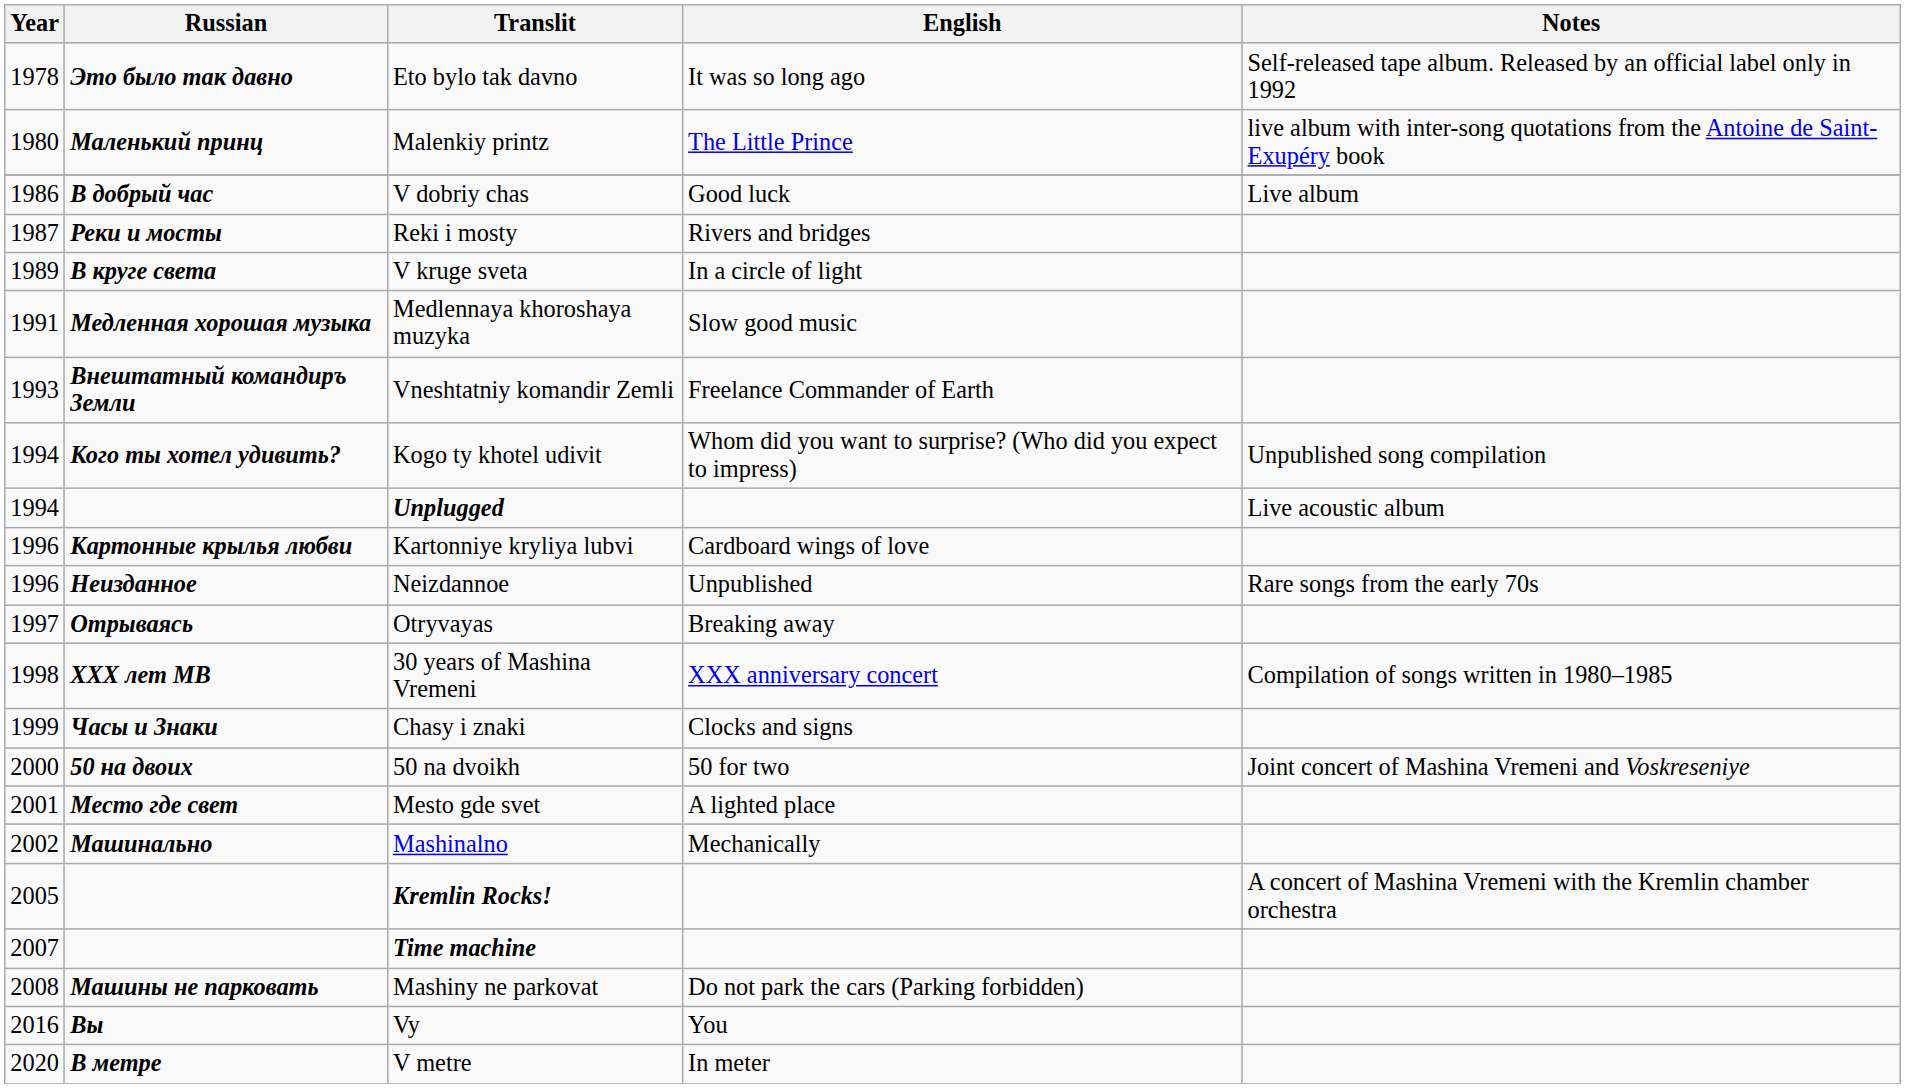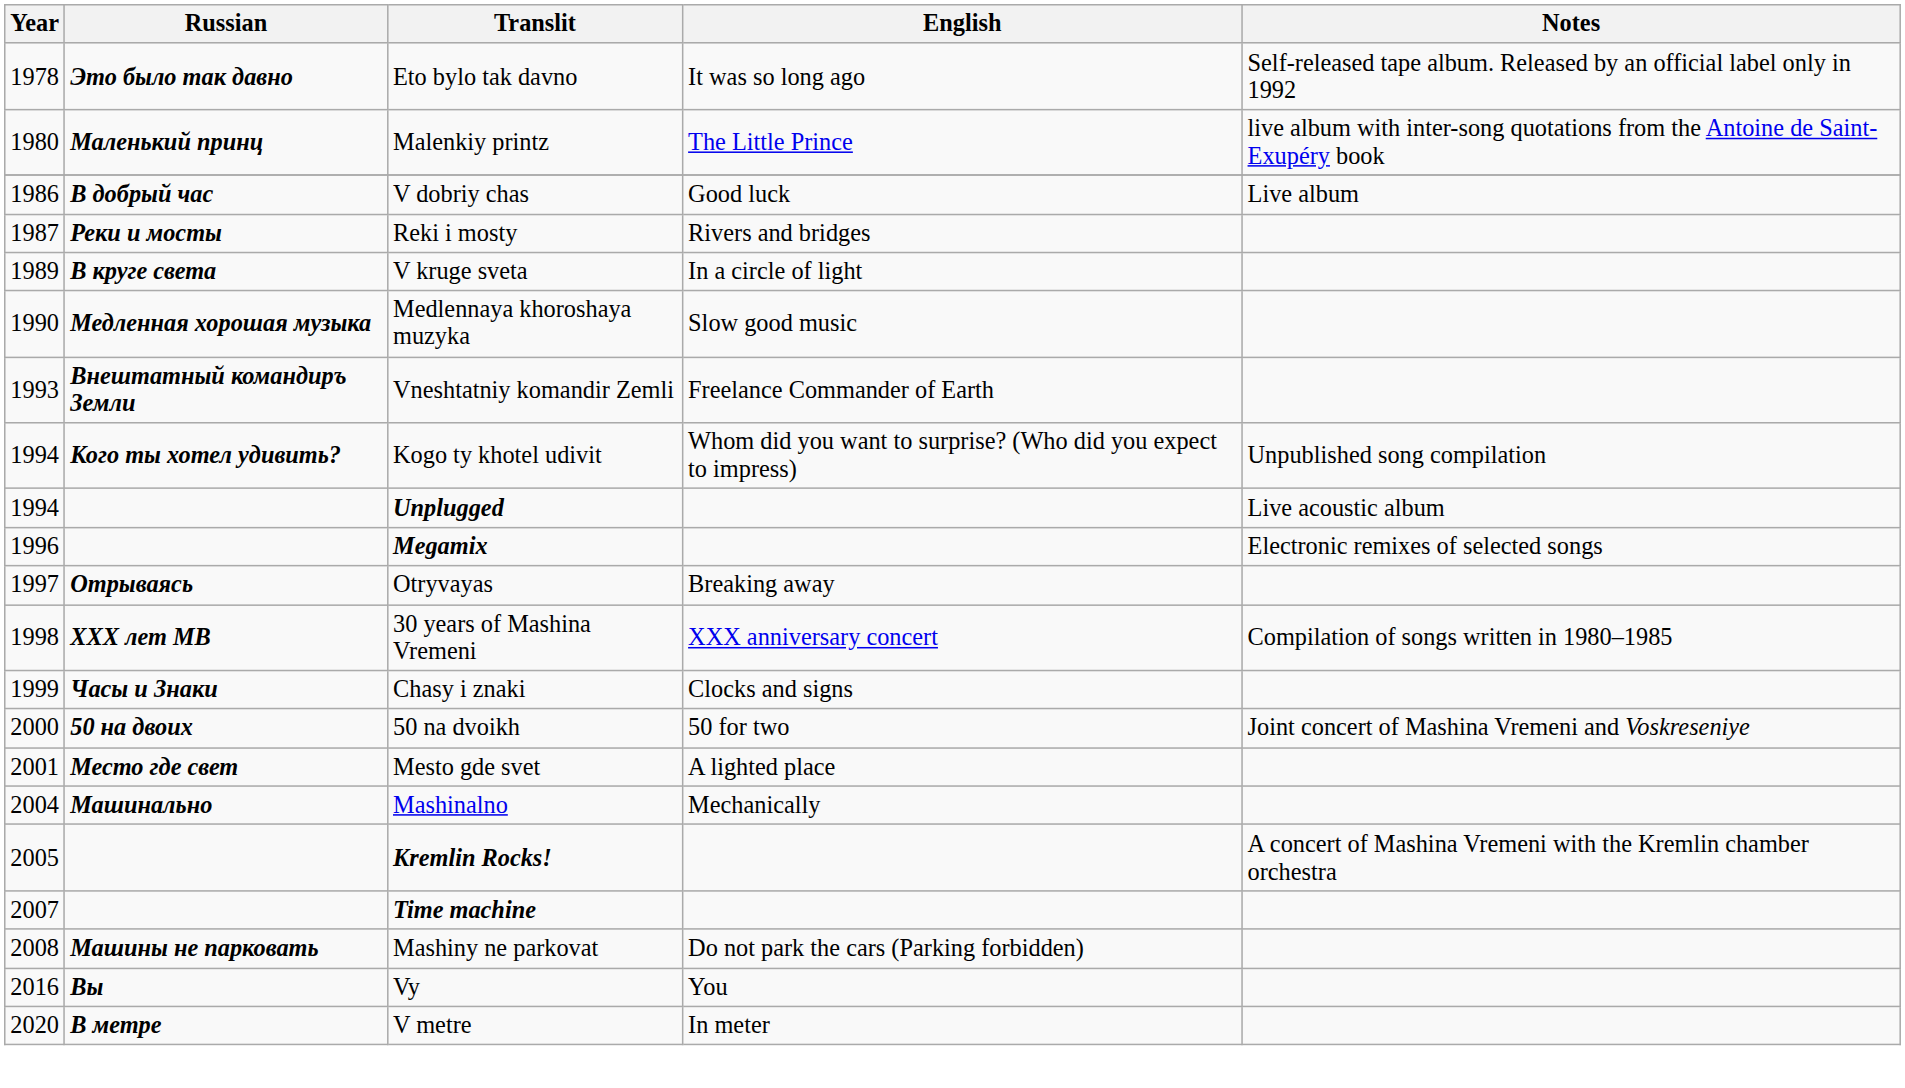(35, 323) 1991 -> (35, 323) 1990
+ row: (440, 546)
- row: (513, 546)
- row: (451, 584)
(35, 843) 2002 -> (35, 805) 2004
